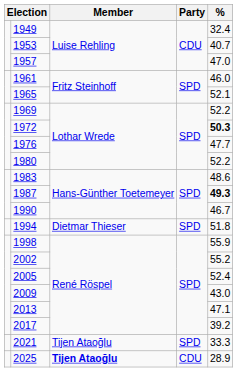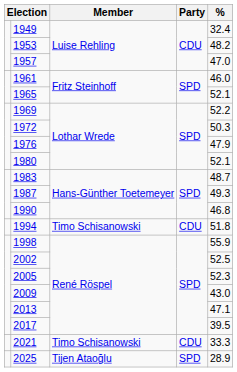(220, 45) 40.7 -> (220, 45) 48.2
(220, 128) bold -> (220, 128) normal
(220, 144) 47.7 -> (220, 144) 47.9
(220, 161) 52.2 -> (220, 161) 52.1
(220, 177) 48.6 -> (220, 177) 48.7
(220, 194) bold -> (220, 194) normal
(220, 210) 46.7 -> (220, 210) 46.8
(89, 227) Dietmar Thieser -> (96, 227) Timo Schisanowski
(190, 227) SPD -> (190, 227) CDU
(220, 260) 55.2 -> (220, 260) 52.5
(220, 276) 52.4 -> (220, 276) 52.3
(220, 326) 39.2 -> (220, 326) 39.5
(82, 342) Tijen Ataoğlu -> (96, 342) Timo Schisanowski
(190, 342) SPD -> (190, 342) CDU
(85, 359) bold -> (82, 359) normal
(190, 359) CDU -> (190, 359) SPD
